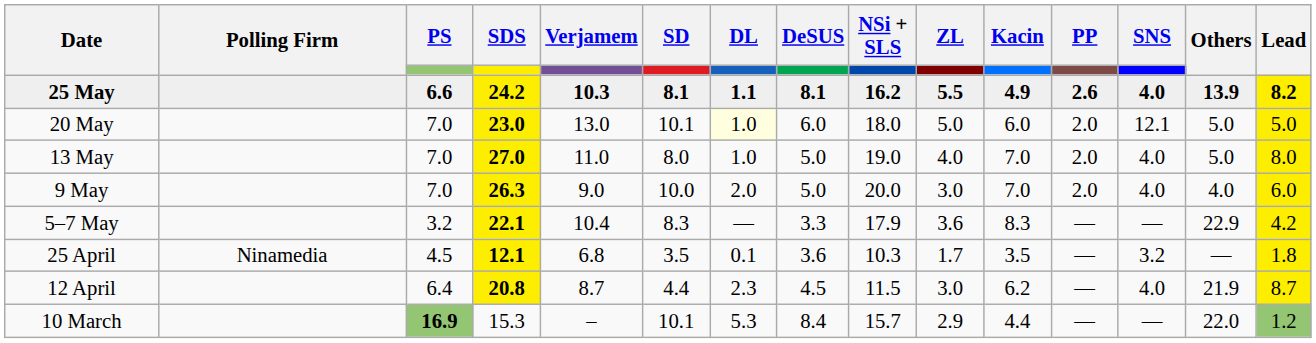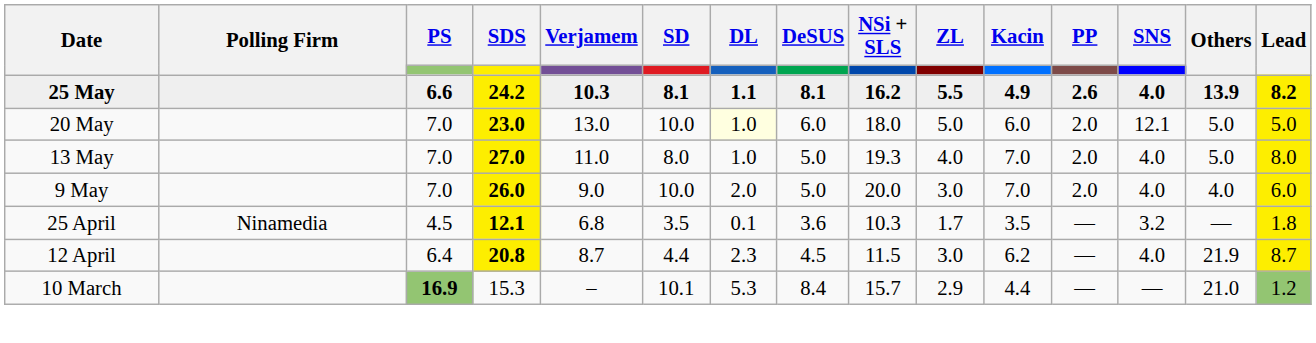(676, 124) 10.1 -> (676, 124) 10.0
(883, 157) 19.0 -> (883, 157) 19.3
(507, 190) 26.3 -> (507, 190) 26.0
- row: (82, 223)
(1221, 321) 22.0 -> (1221, 288) 21.0
